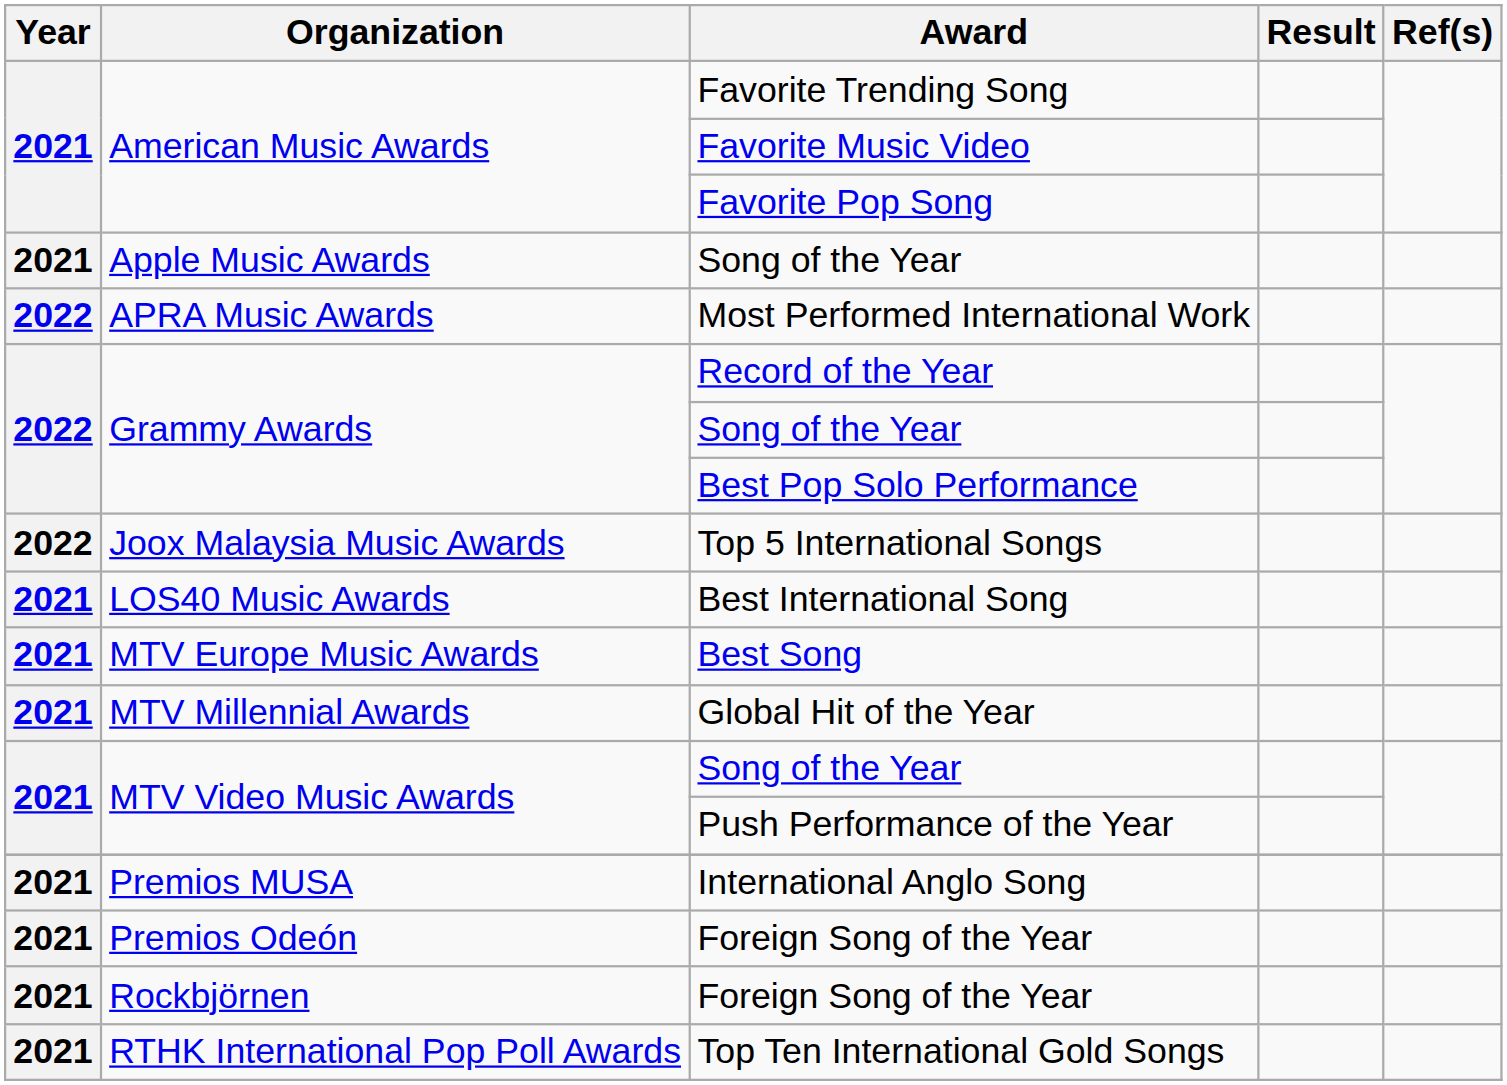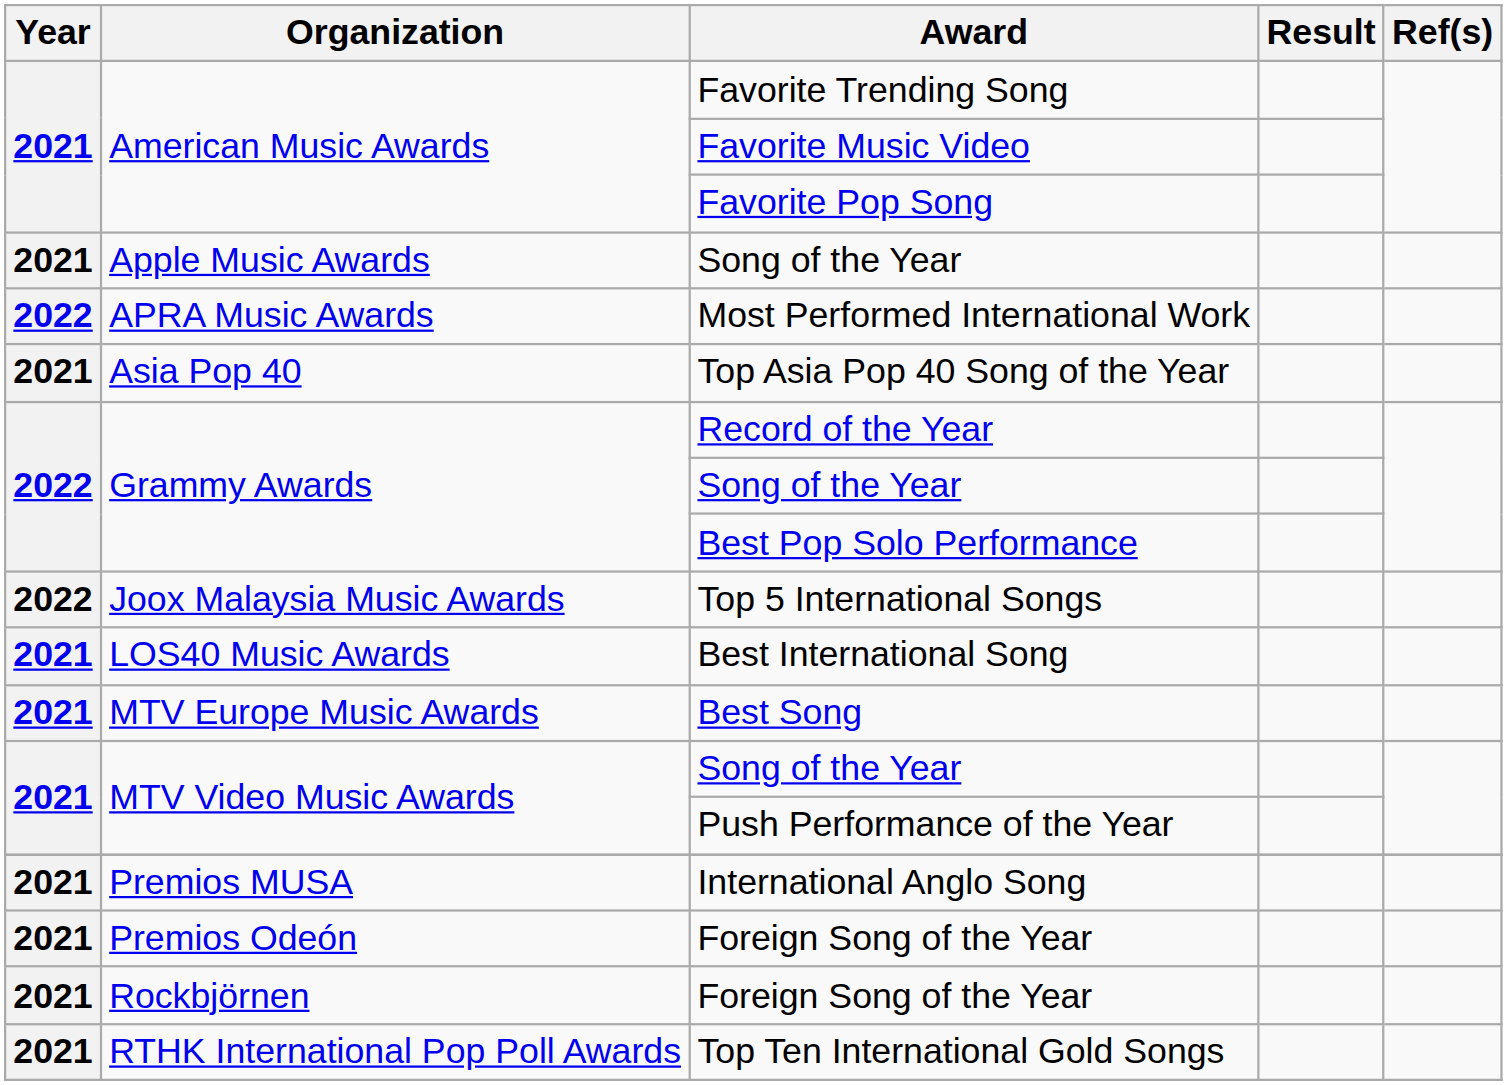+ row: (205, 372)
- row: (289, 711)
